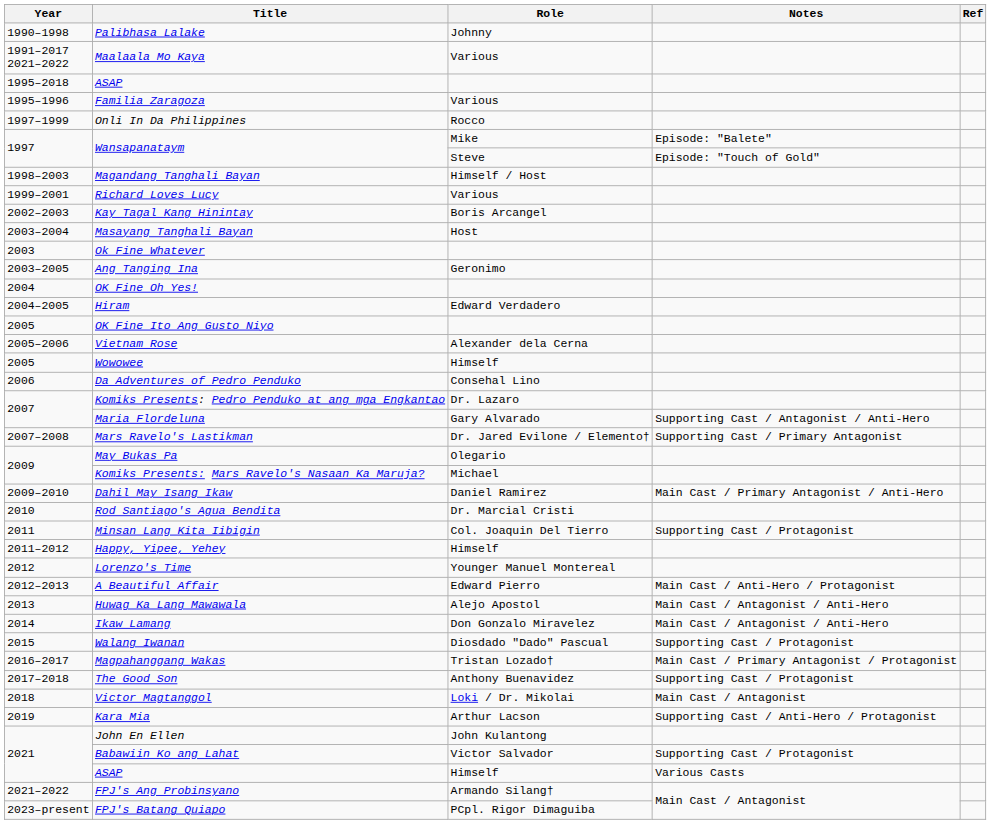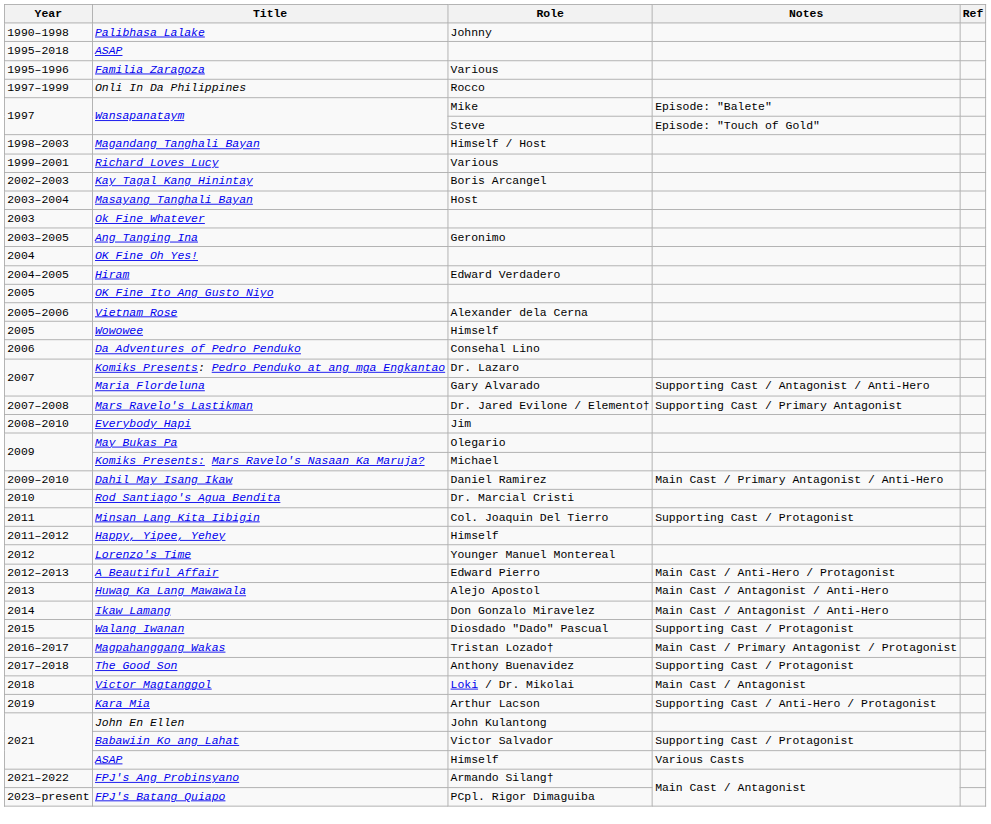- row: (150, 58)
+ row: (143, 424)
